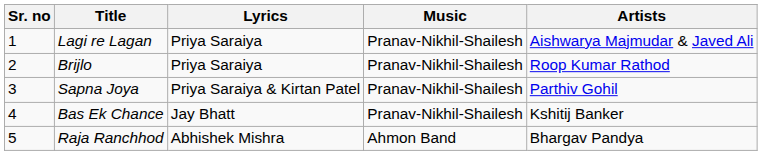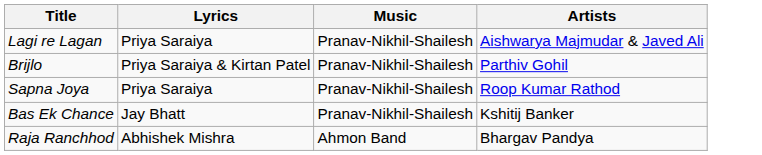- column: (29, 16)
(216, 65) Priya Saraiya -> (216, 65) Priya Saraiya & Kirtan Patel
(600, 65) Roop Kumar Rathod -> (524, 65) Parthiv Gohil
(266, 89) Priya Saraiya & Kirtan Patel -> (167, 89) Priya Saraiya
(574, 89) Parthiv Gohil -> (550, 89) Roop Kumar Rathod
